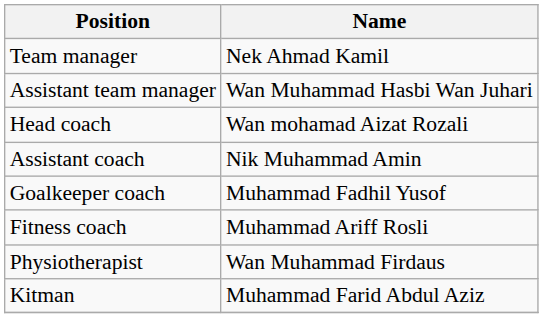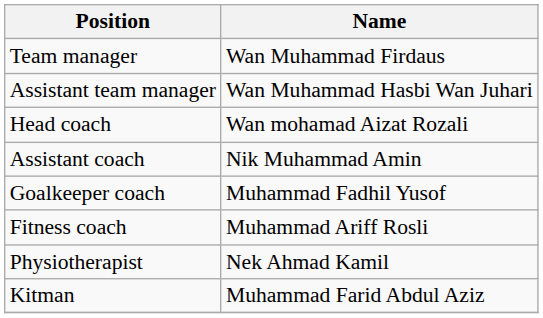(308, 55) Nek Ahmad Kamil -> (335, 55) Wan Muhammad Firdaus
(335, 261) Wan Muhammad Firdaus -> (308, 261) Nek Ahmad Kamil
